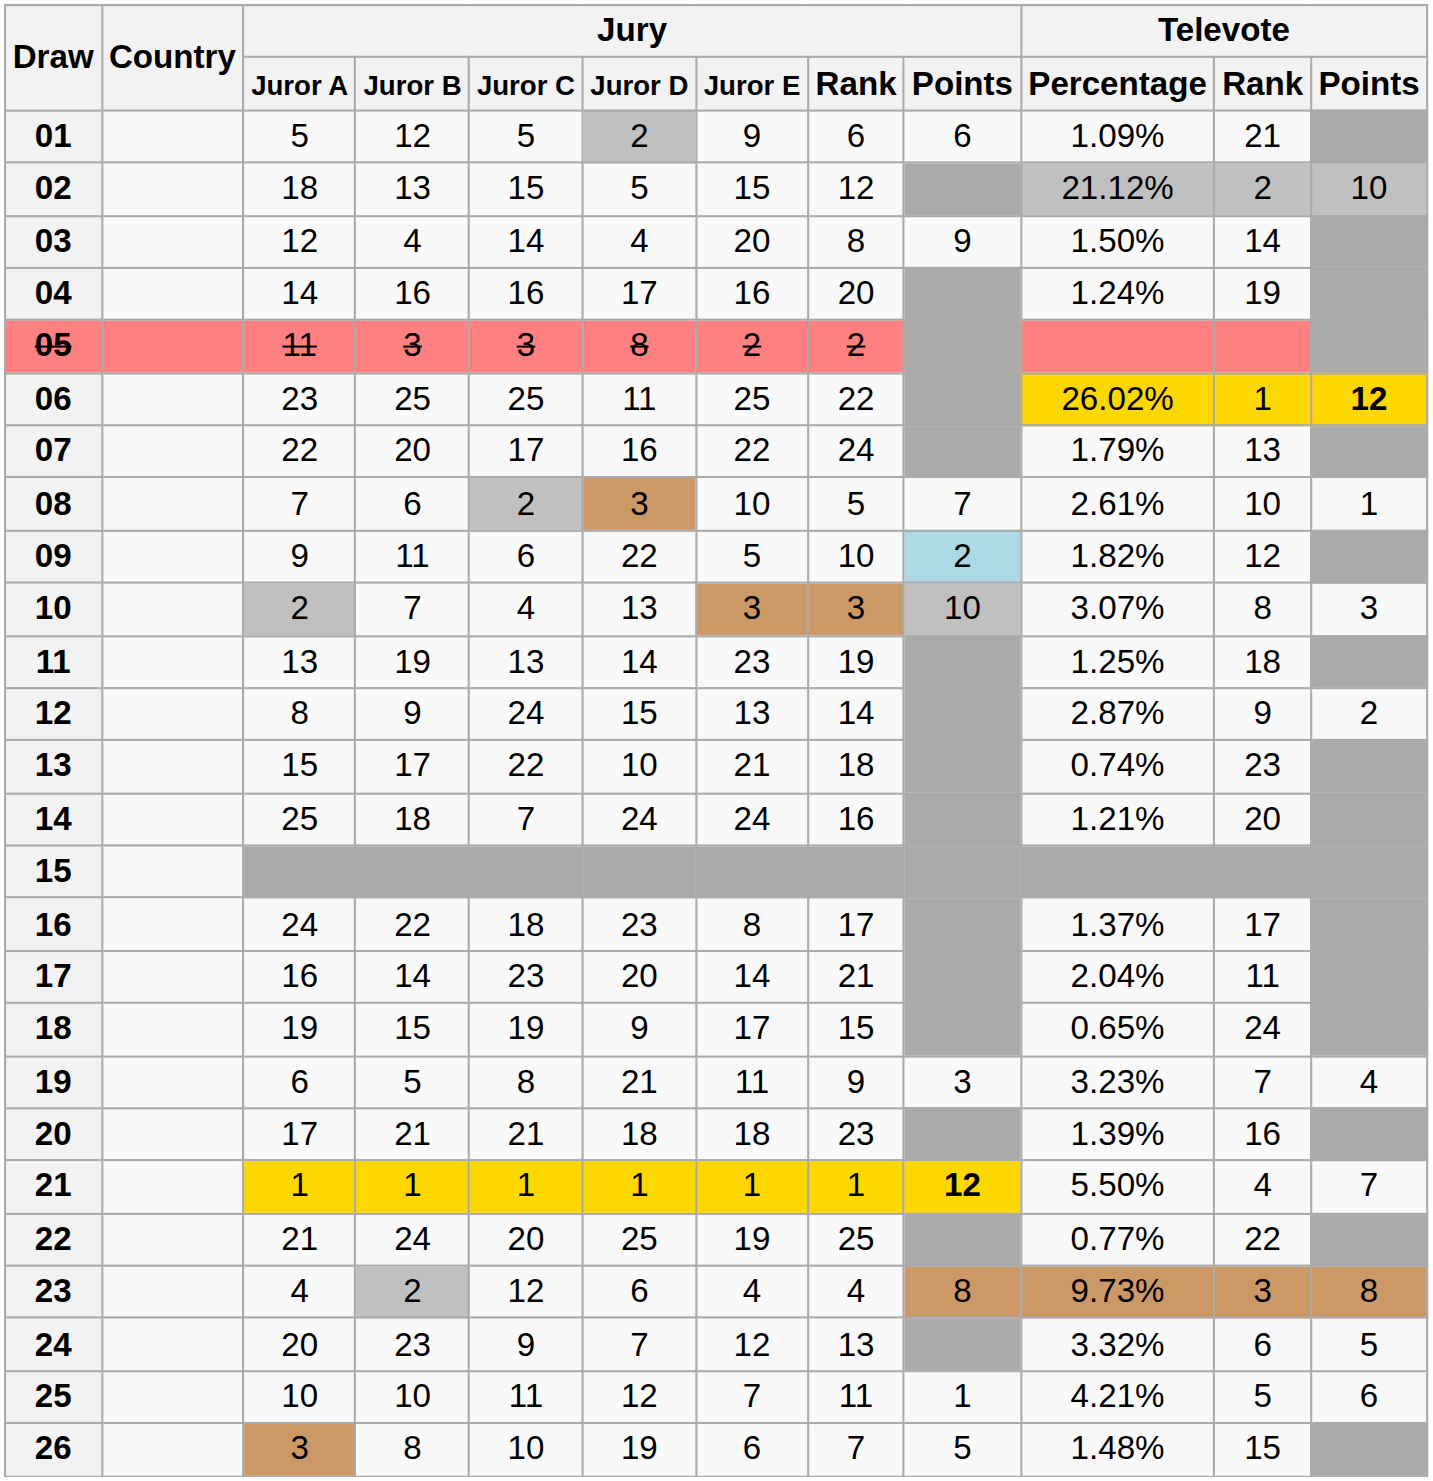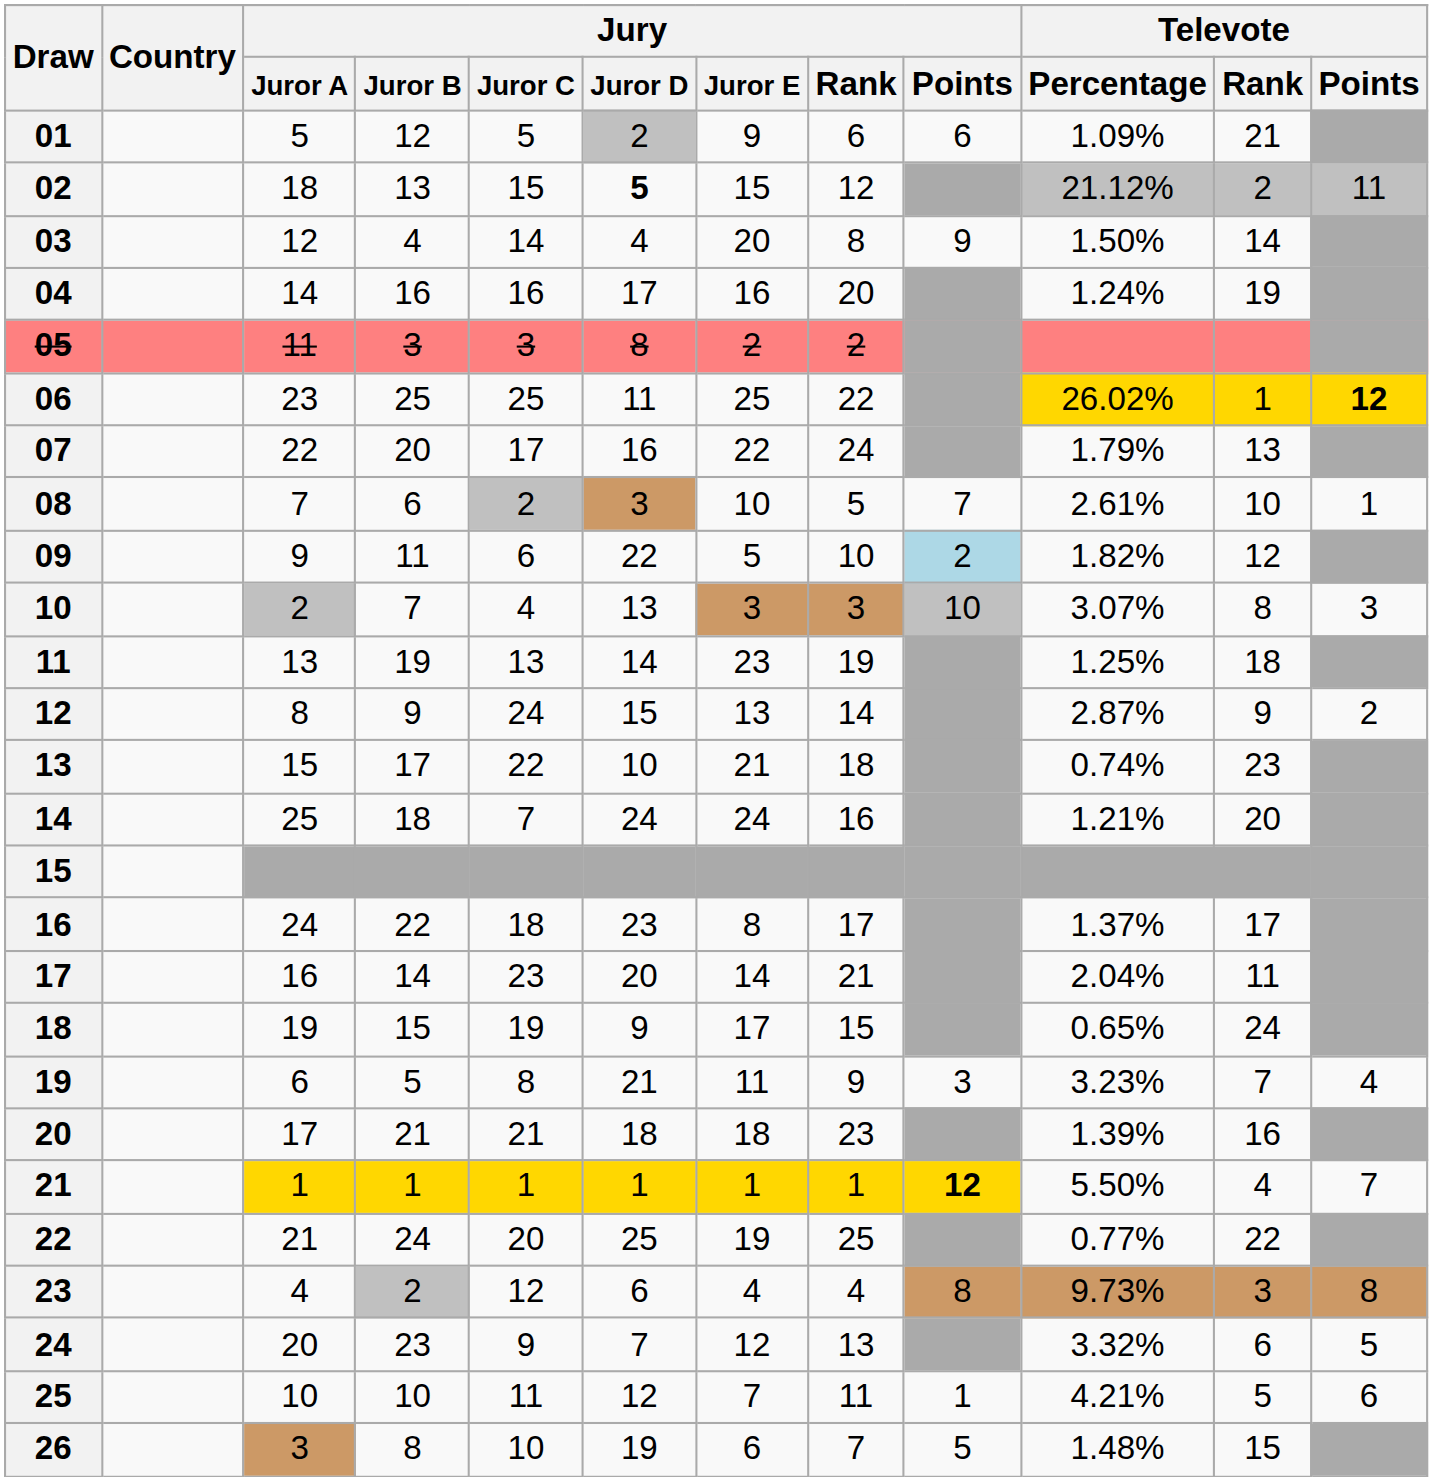(639, 188) normal -> (639, 188) bold
(1369, 188) 10 -> (1369, 188) 11
